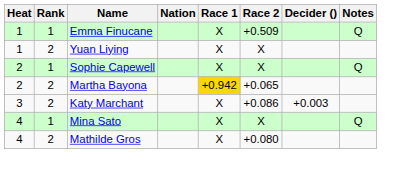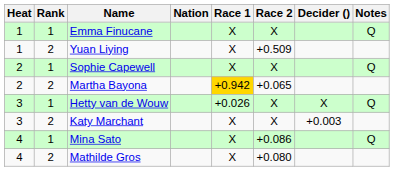(261, 31) +0.509 -> (274, 31) X
(261, 49) X -> (274, 49) +0.509
+ row: (119, 103)
(261, 103) +0.086 -> (274, 121) X
(261, 121) X -> (274, 139) +0.086
